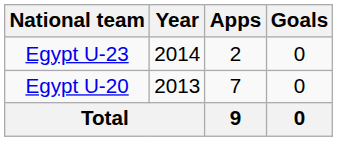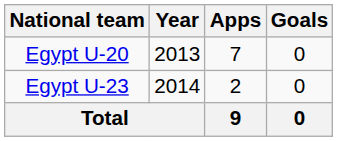rows swapped: (77, 86) <-> (77, 53)
